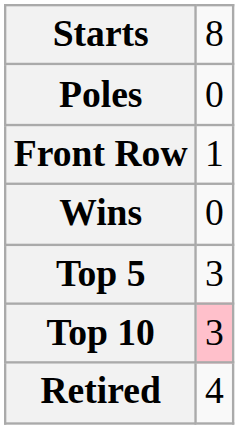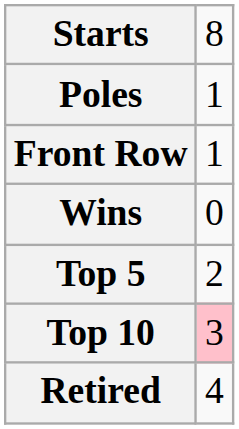(214, 93) 0 -> (214, 93) 1
(214, 272) 3 -> (214, 272) 2
